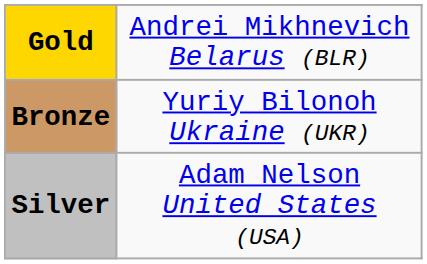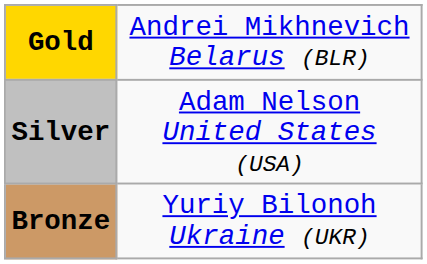rows swapped: (61, 206) <-> (61, 117)
